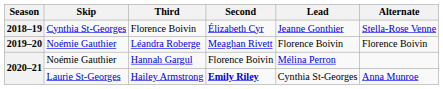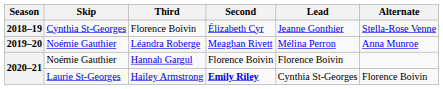(310, 44) Florence Boivin -> (307, 44) Mélina Perron
(395, 44) Florence Boivin -> (390, 44) Anna Munroe
(307, 60) Mélina Perron -> (310, 60) Florence Boivin
(390, 76) Anna Munroe -> (395, 76) Florence Boivin
